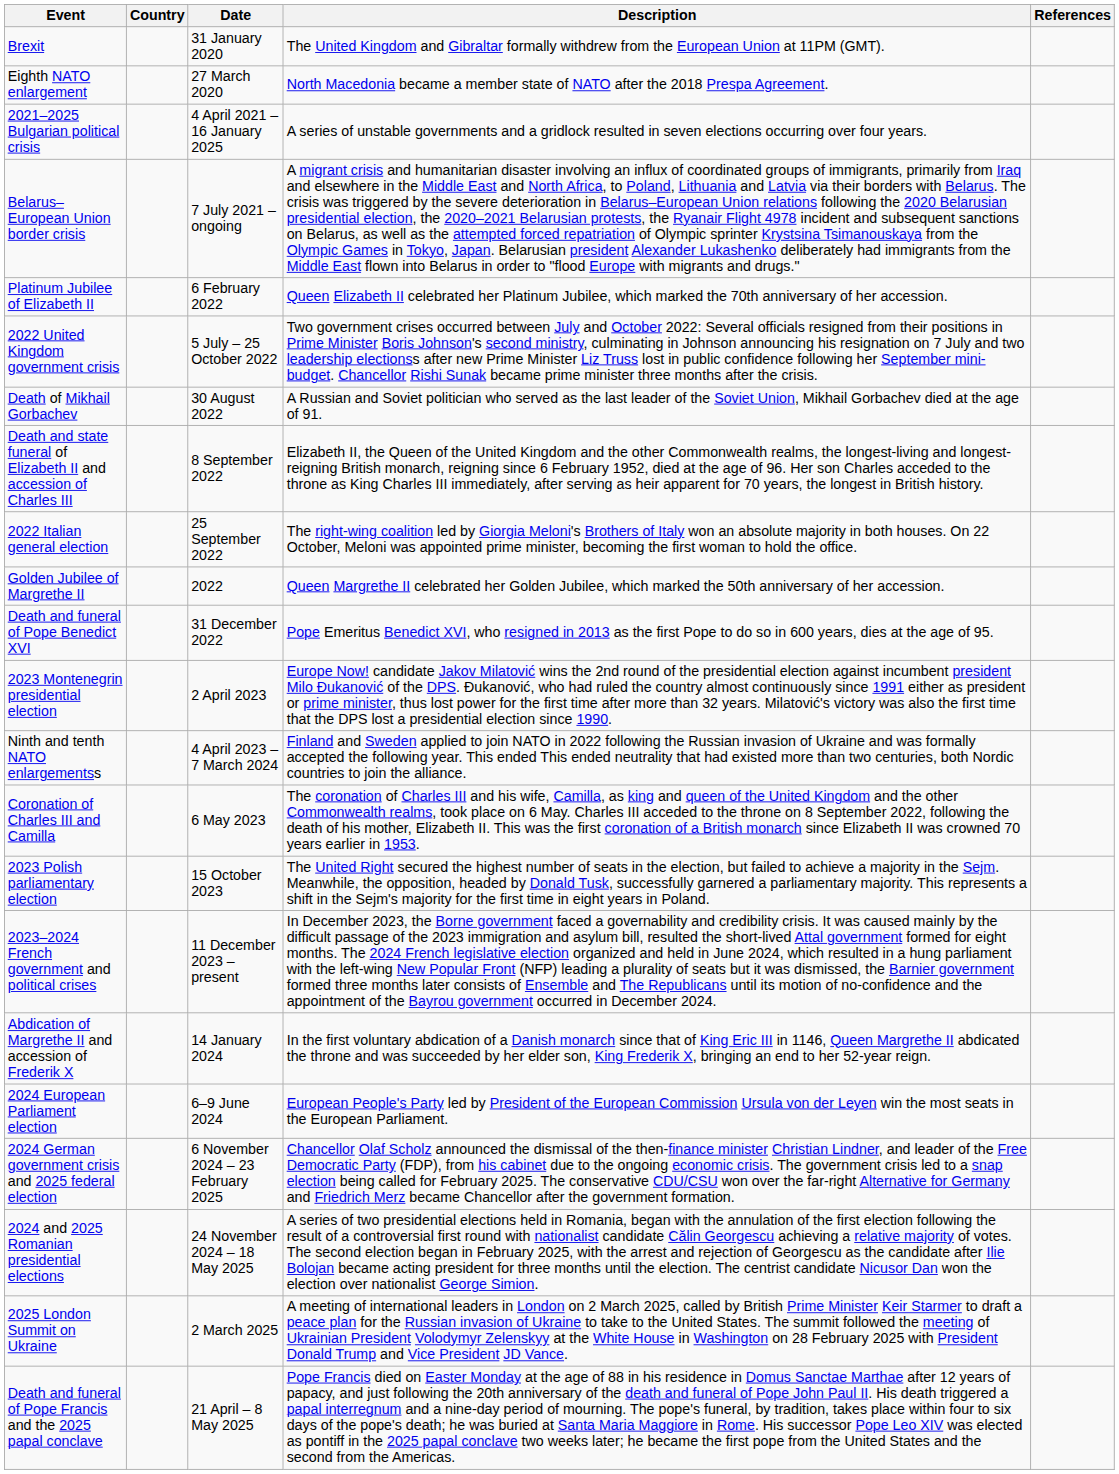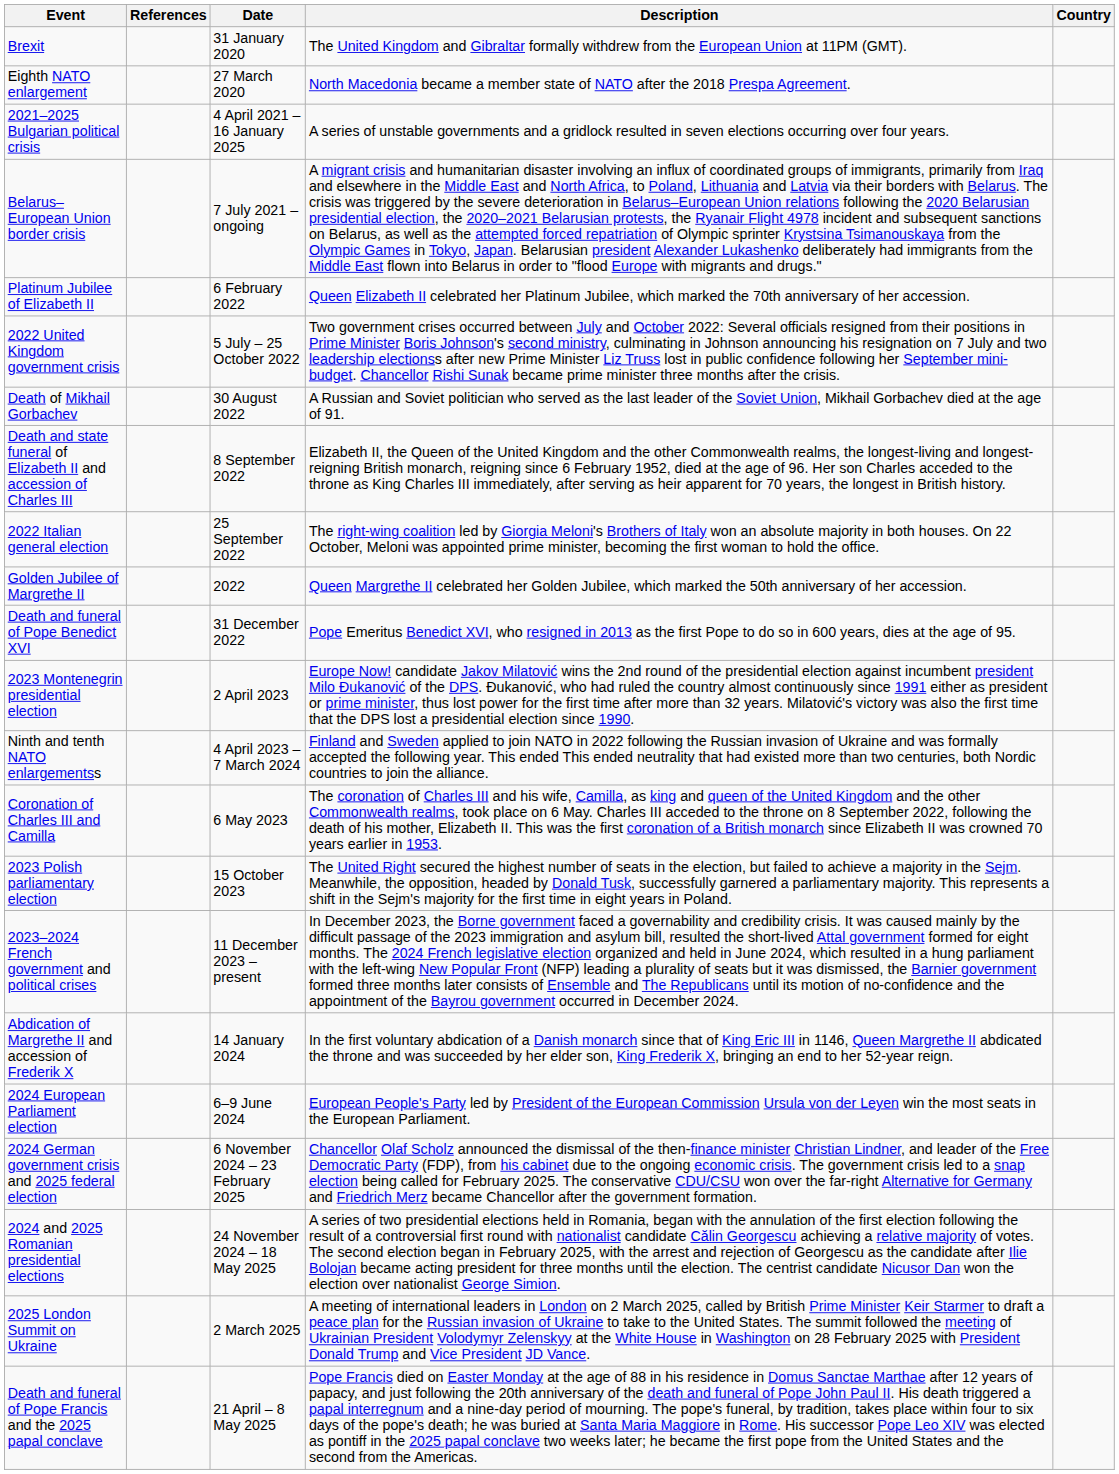columns swapped: (157, 15) <-> (1073, 15)
